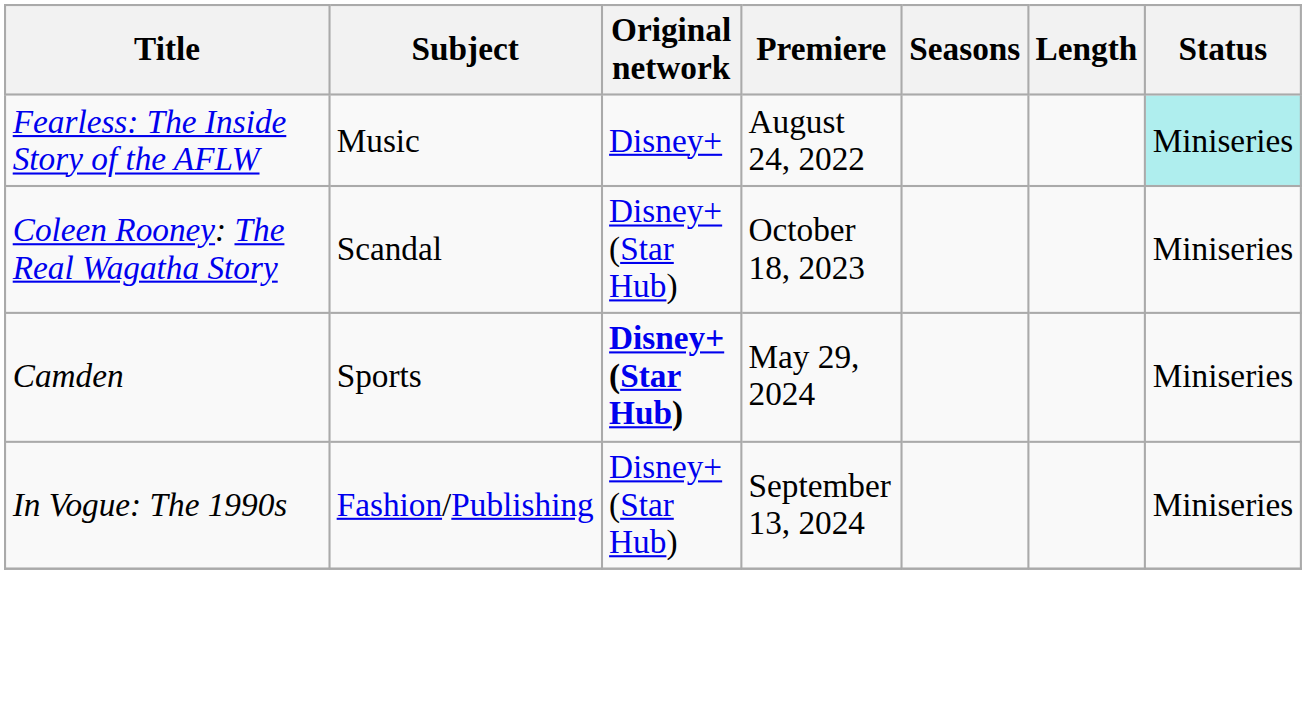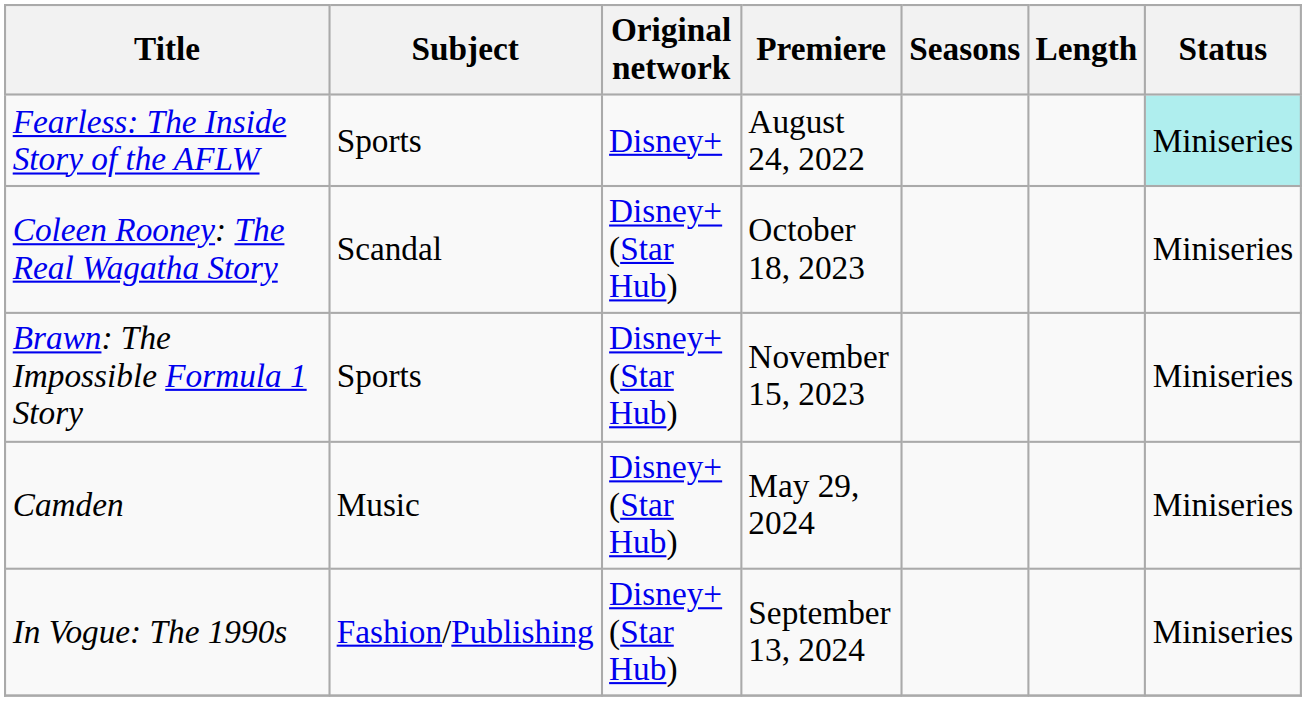(378, 139) Music -> (379, 139) Sports
+ row: (160, 376)
(379, 376) Sports -> (378, 504) Music
(667, 376) bold -> (666, 504) normal
